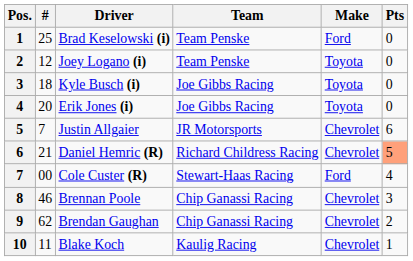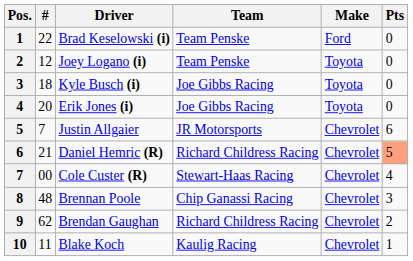(45, 38) 25 -> (45, 38) 22
(338, 175) Ford -> (352, 175) Chevrolet
(45, 198) 46 -> (45, 198) 48
(235, 221) Chip Ganassi Racing -> (247, 221) Richard Childress Racing
